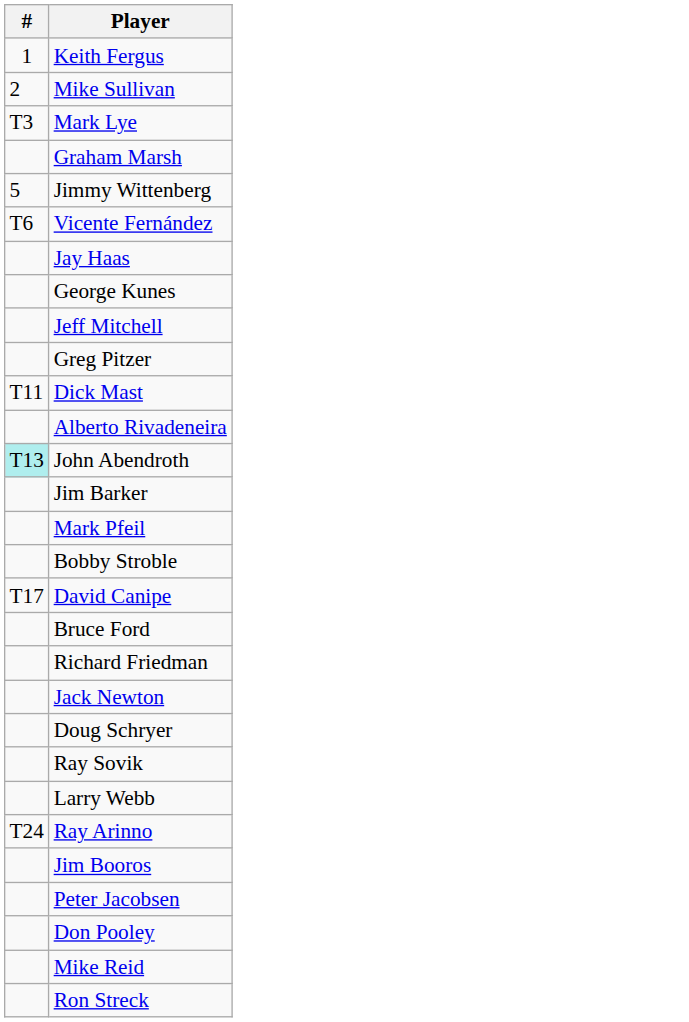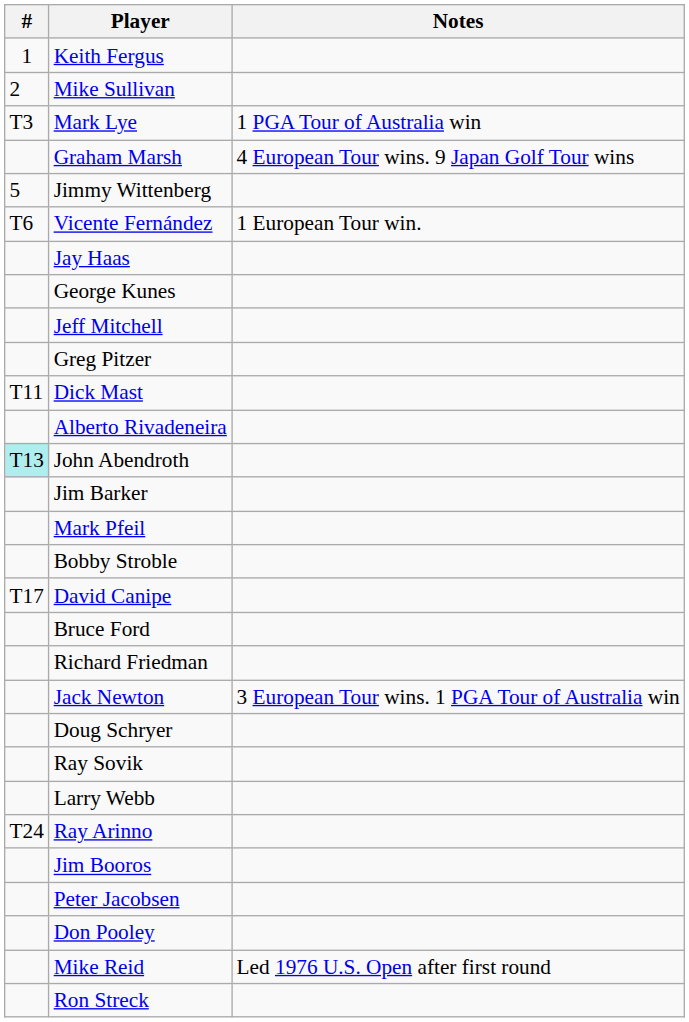+ column: (458, 21)
